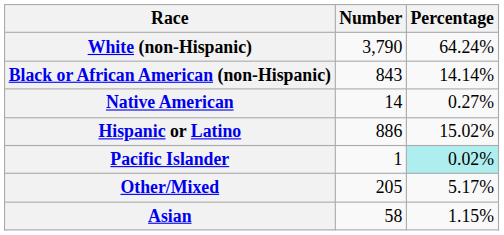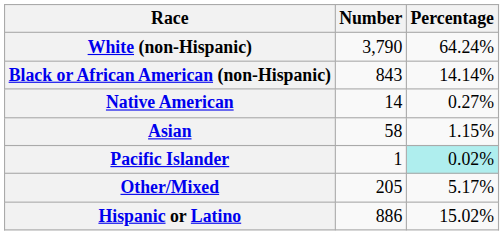rows swapped: (170, 215) <-> (170, 131)
